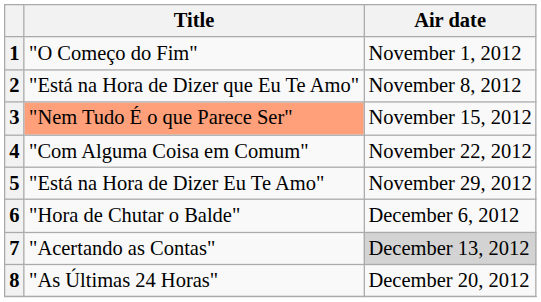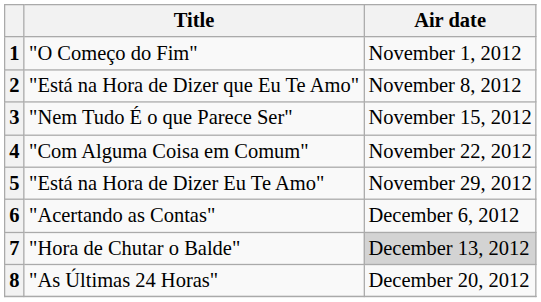(161, 118) lightsalmon background -> (161, 118) no background
(135, 215) "Hora de Chutar o Balde" -> (122, 215) "Acertando as Contas"
(122, 248) "Acertando as Contas" -> (135, 248) "Hora de Chutar o Balde"
